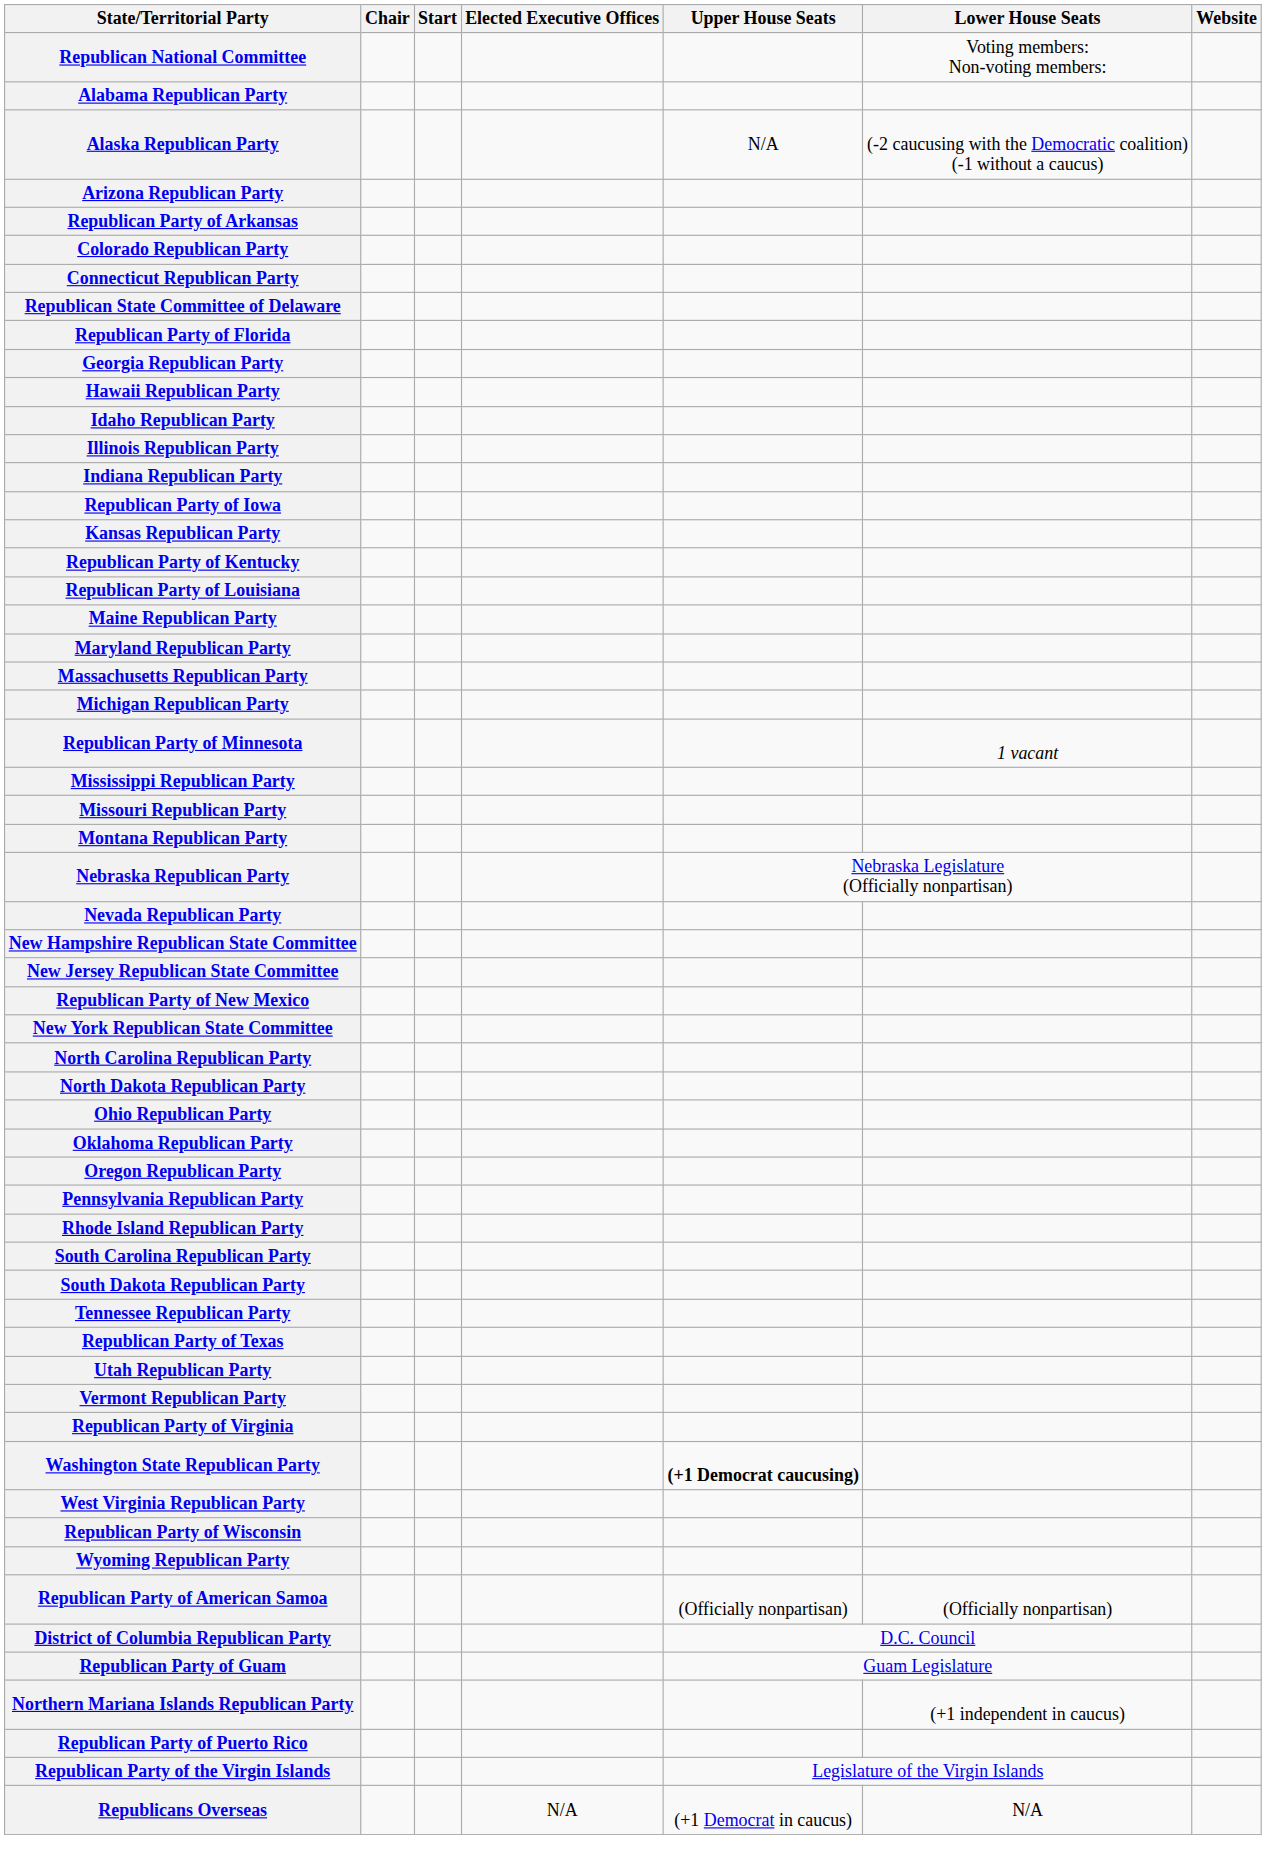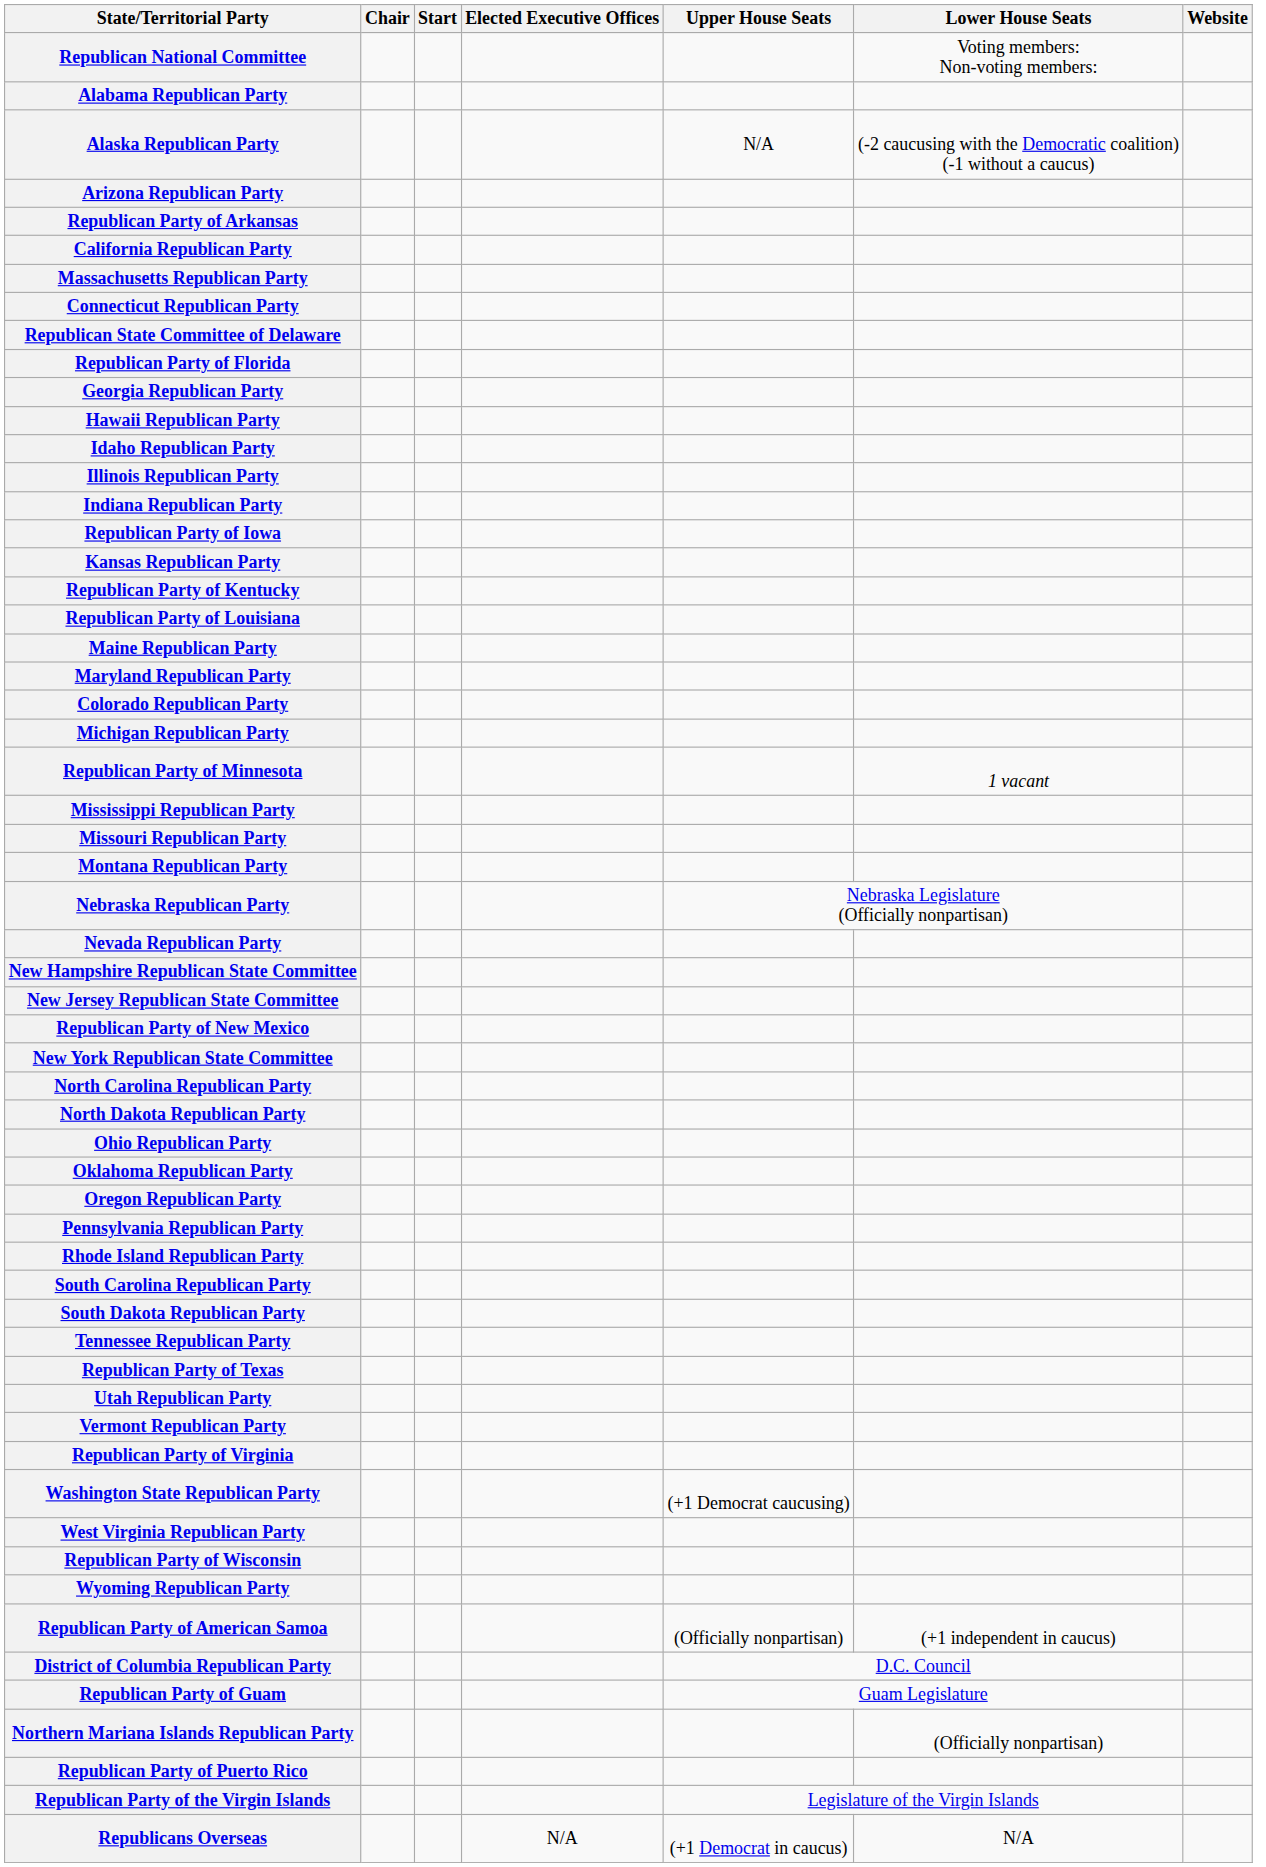+ row: (183, 249)
rows swapped: (183, 249) <-> (183, 676)
(763, 1475) bold -> (759, 1503) normal
(1028, 1609) (Officially nonpartisan) -> (1018, 1637) (+1 independent in caucus)
(1028, 1714) (+1 independent in caucus) -> (1018, 1743) (Officially nonpartisan)
